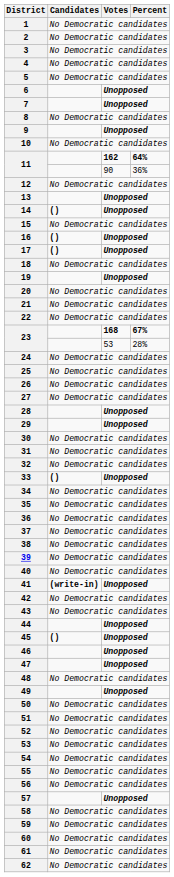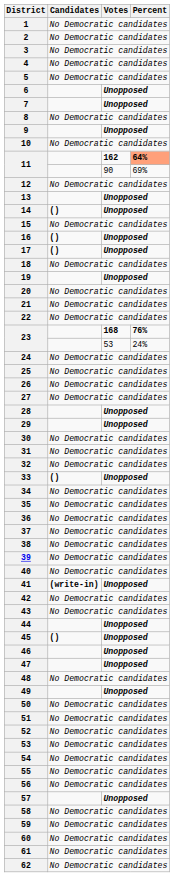(140, 158) no background -> (140, 158) lightsalmon background
(140, 171) 36% -> (140, 171) 69%
(140, 331) 67% -> (140, 331) 76%
(140, 345) 28% -> (140, 345) 24%
